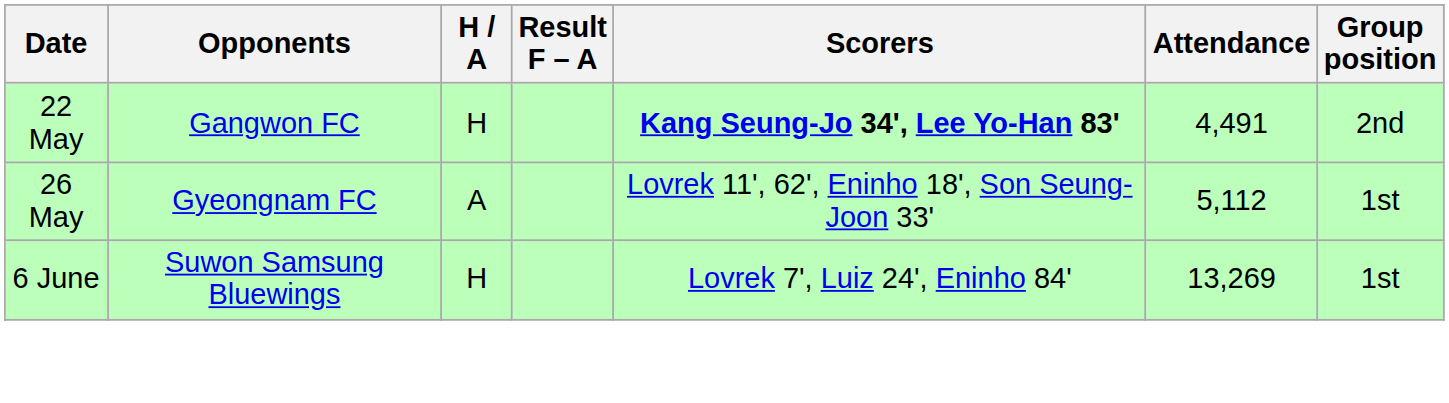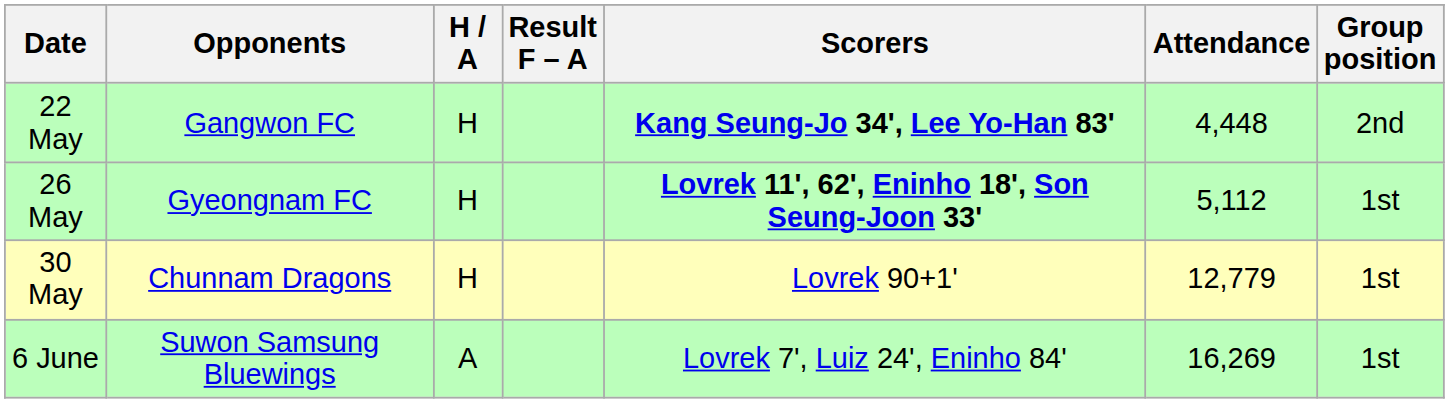(1232, 122) 4,491 -> (1232, 122) 4,448
(477, 200) A -> (468, 200) H
(880, 200) normal -> (875, 200) bold
+ row: (55, 279)
(477, 279) H -> (468, 357) A
(1232, 279) 13,269 -> (1232, 357) 16,269
